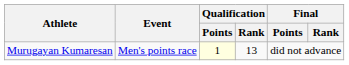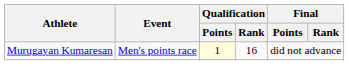(251, 51) 13 -> (251, 51) 16
